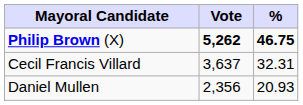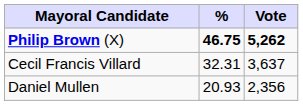columns swapped: (226, 16) <-> (276, 16)
